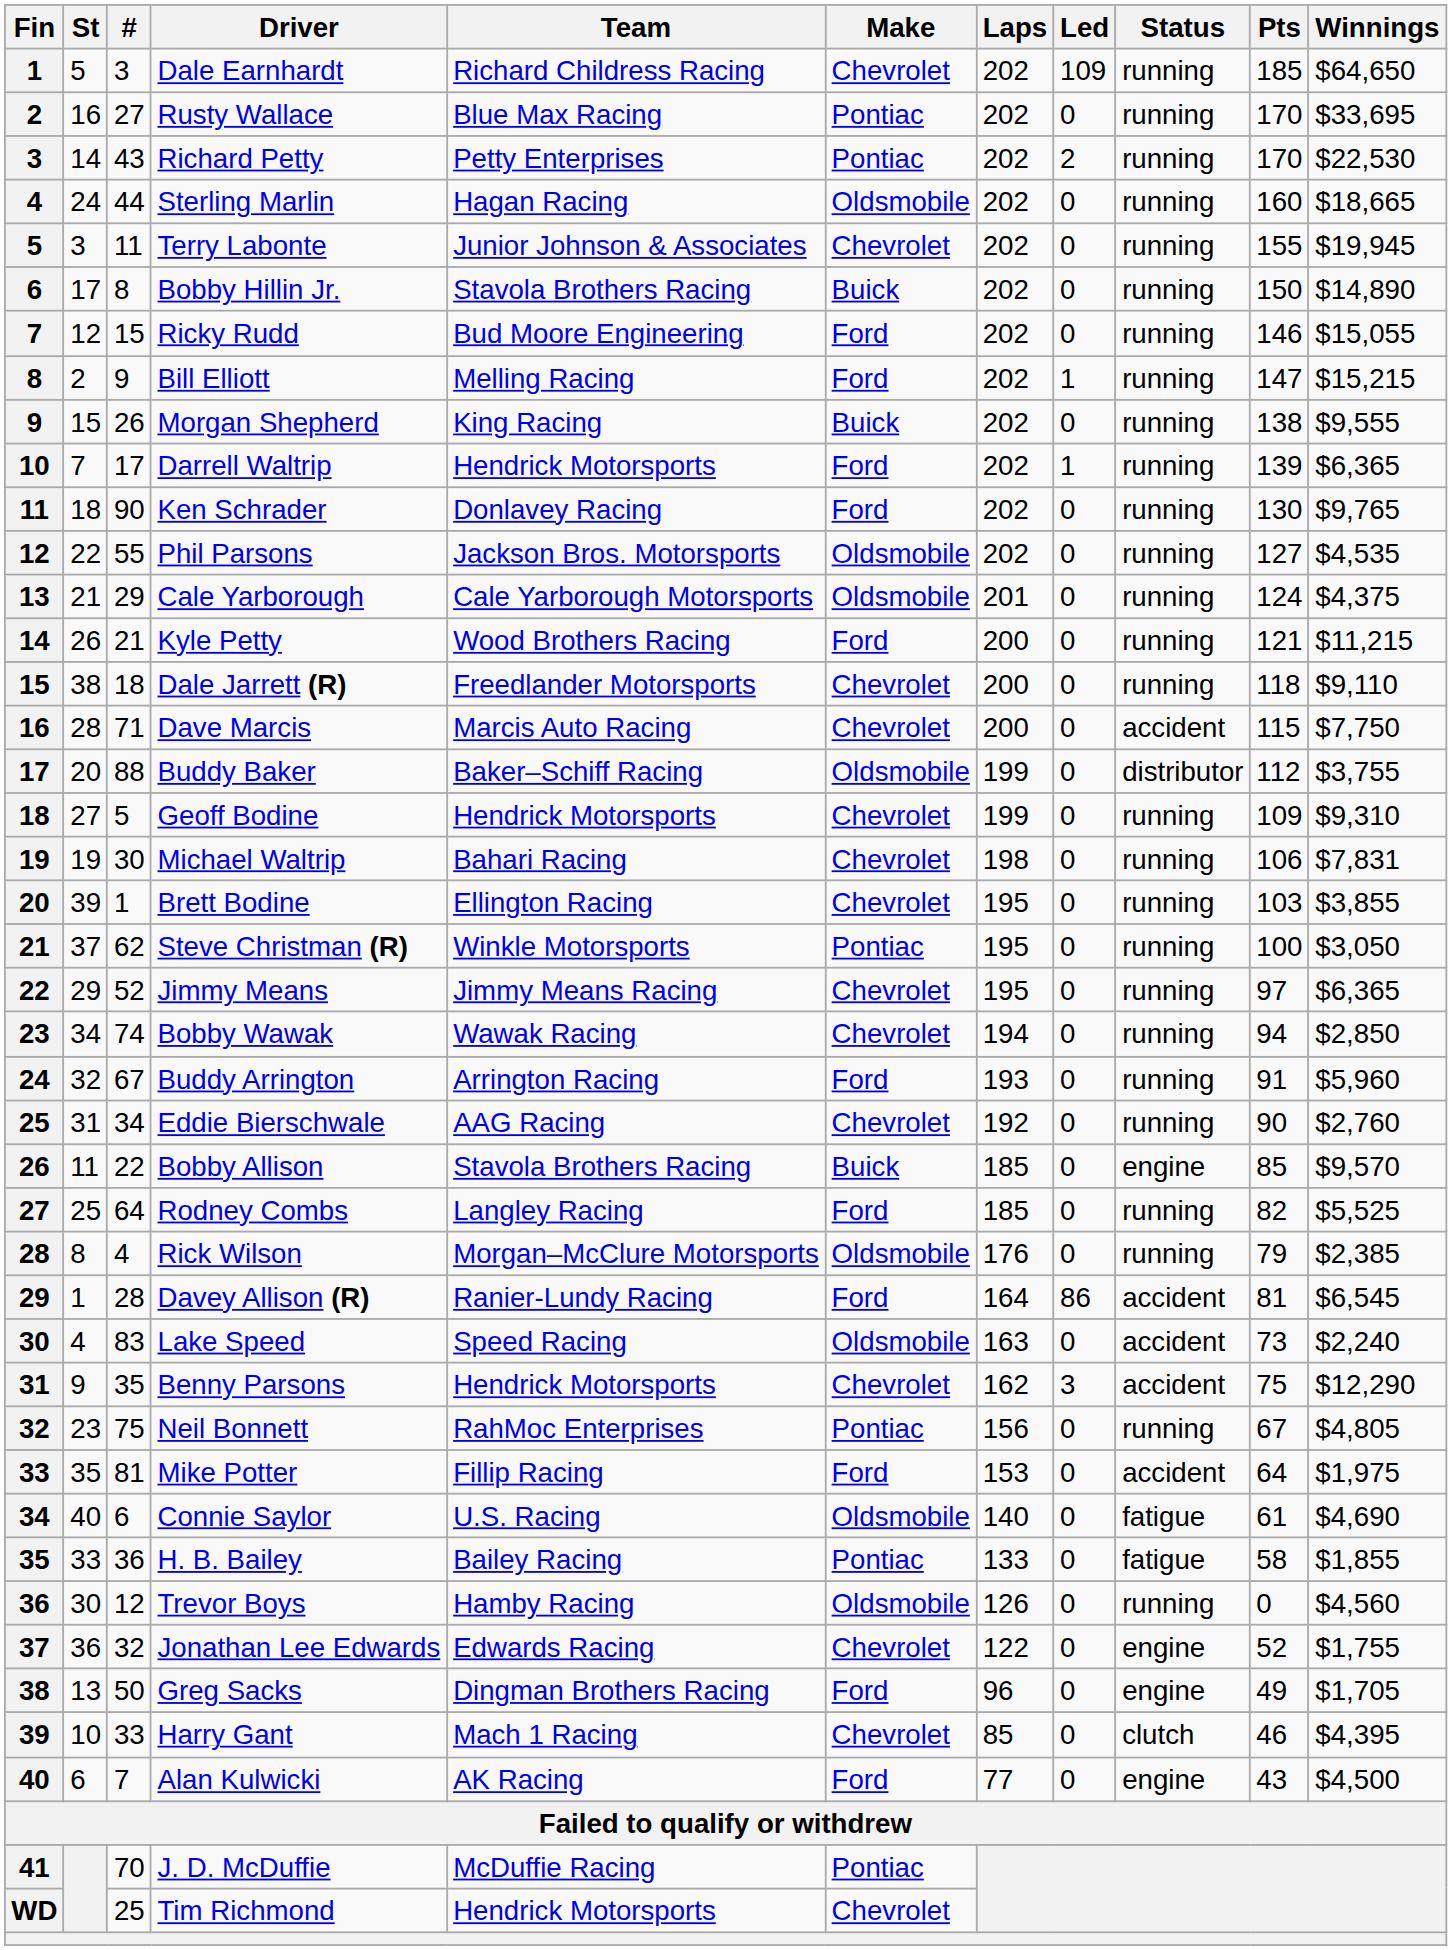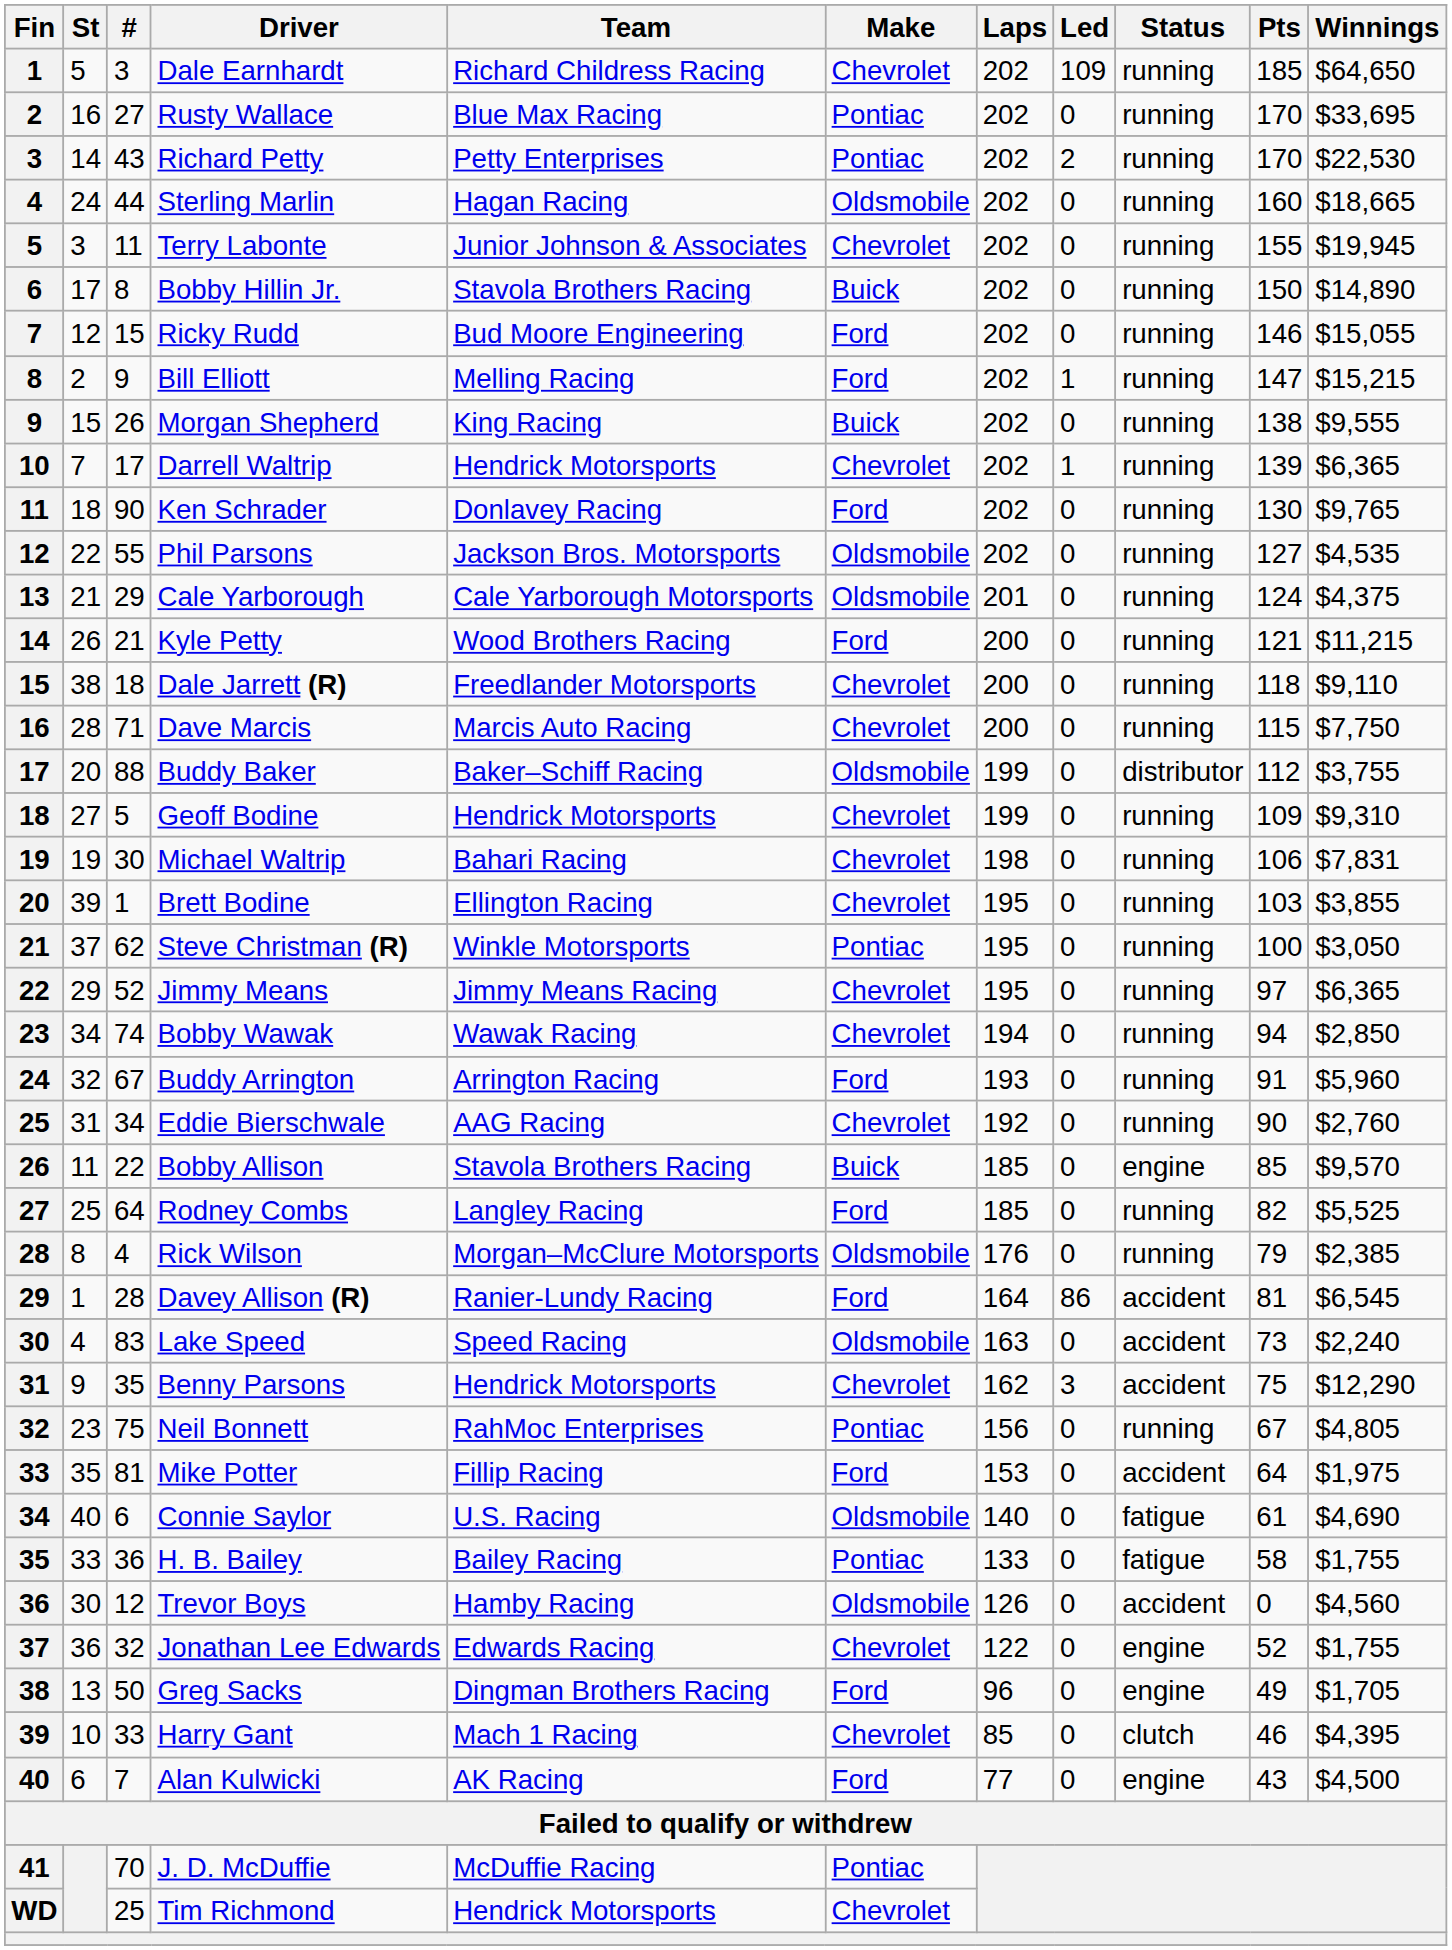(860, 465) Ford -> (891, 465) Chevrolet
(1174, 728) accident -> (1168, 728) running
(1358, 1560) $1,855 -> (1358, 1560) $1,755
(1168, 1604) running -> (1174, 1604) accident
